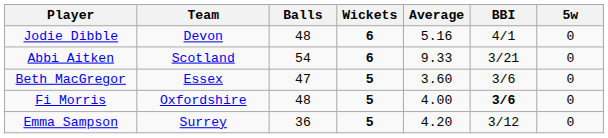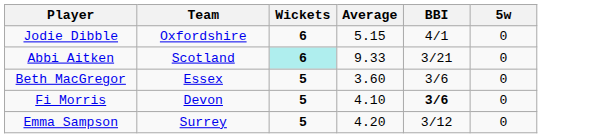- column: (303, 15)
(203, 37) Devon -> (203, 37) Oxfordshire
(437, 37) 5.16 -> (370, 37) 5.15
(370, 58) no background -> (303, 58) paleturquoise background
(203, 101) Oxfordshire -> (203, 101) Devon
(437, 101) 4.00 -> (370, 101) 4.10
